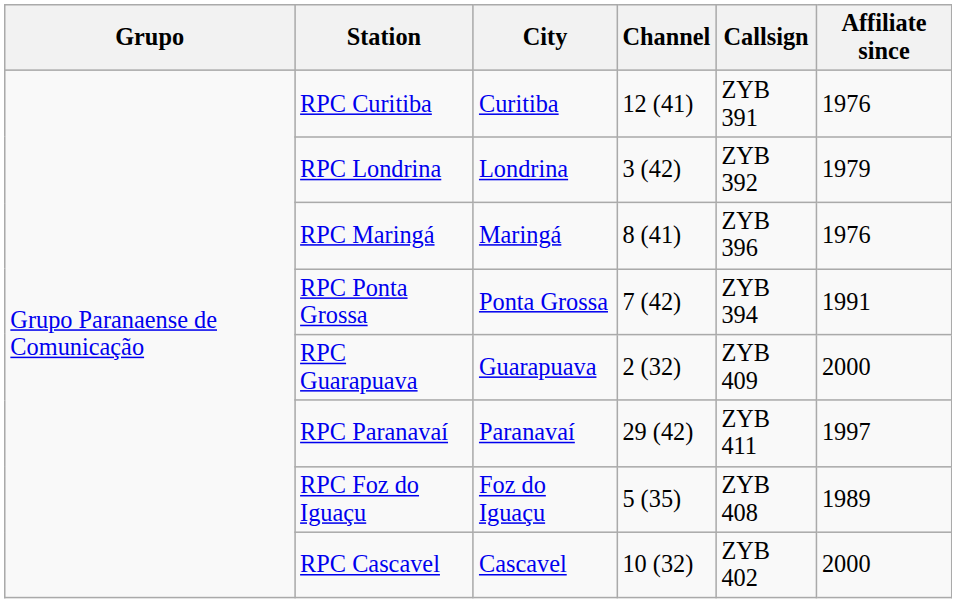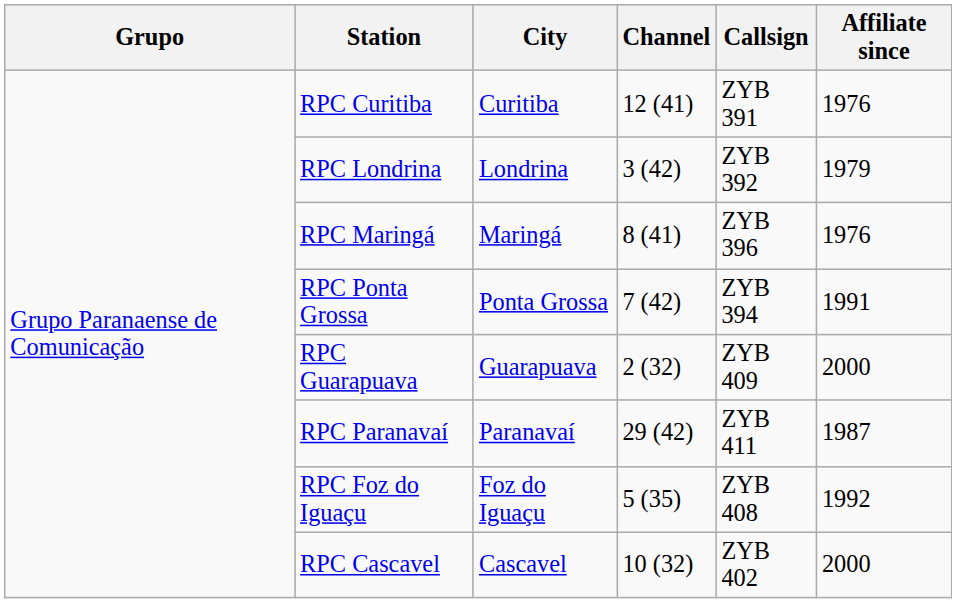(846, 433) 1997 -> (846, 433) 1987
(846, 498) 1989 -> (846, 498) 1992
